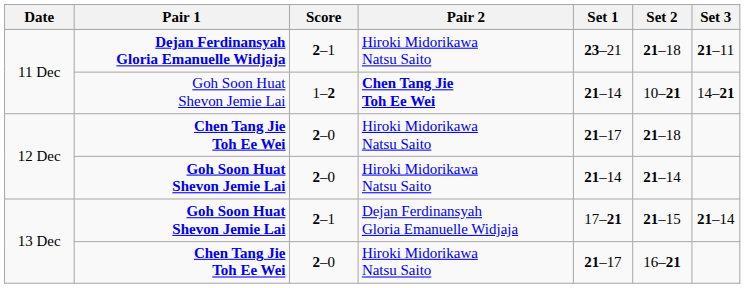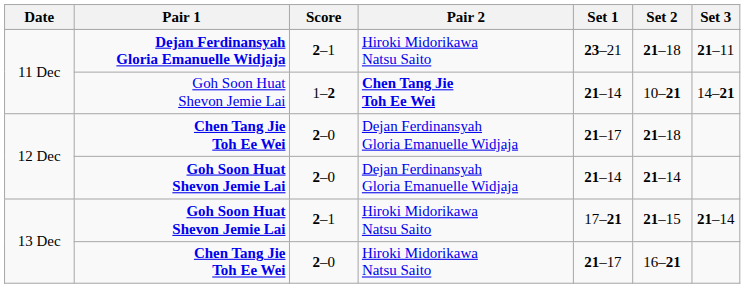(420, 135) Hiroki Midorikawa Natsu Saito -> (440, 135) Dejan Ferdinansyah Gloria Emanuelle Widjaja
(420, 177) Hiroki Midorikawa Natsu Saito -> (440, 177) Dejan Ferdinansyah Gloria Emanuelle Widjaja
(440, 220) Dejan Ferdinansyah Gloria Emanuelle Widjaja -> (420, 220) Hiroki Midorikawa Natsu Saito
